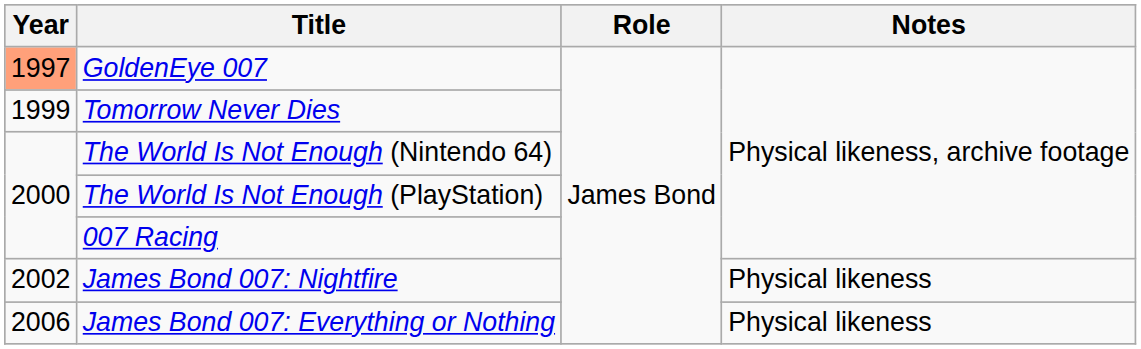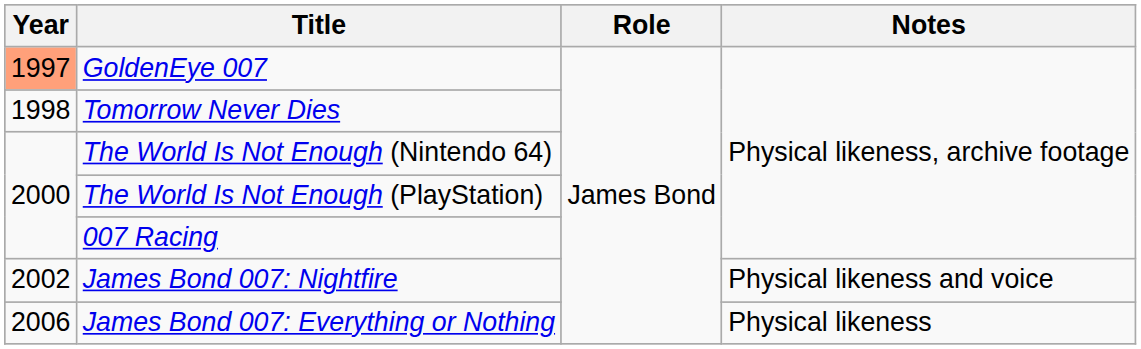(41, 110) 1999 -> (41, 110) 1998
(830, 279) Physical likeness -> (891, 279) Physical likeness and voice
